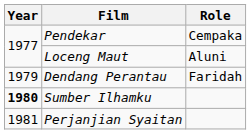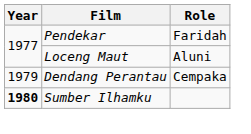(215, 36) Cempaka -> (200, 36) Faridah
(215, 77) Faridah -> (200, 77) Cempaka
- row: (113, 119)
